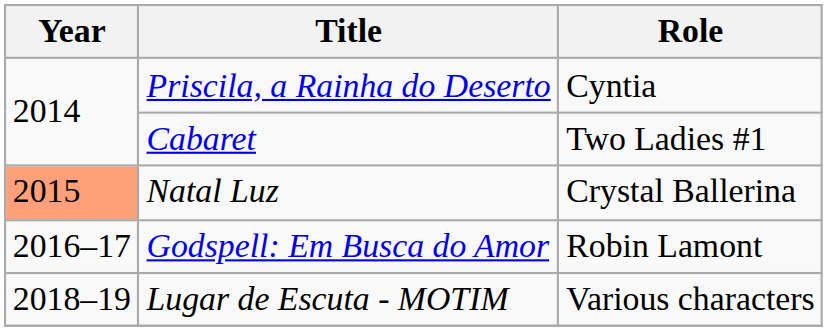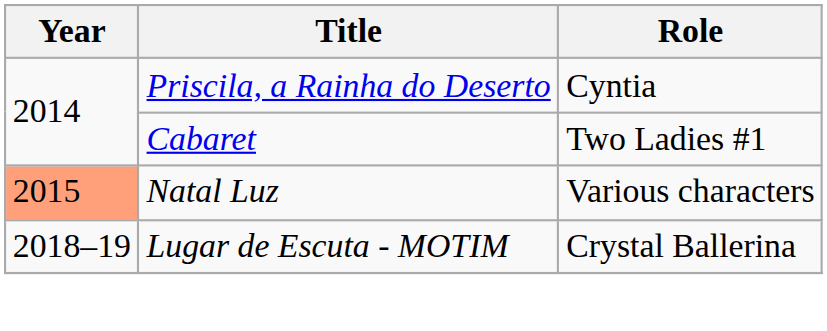(681, 191) Crystal Ballerina -> (690, 191) Various characters
- row: (348, 245)
(690, 298) Various characters -> (681, 245) Crystal Ballerina
